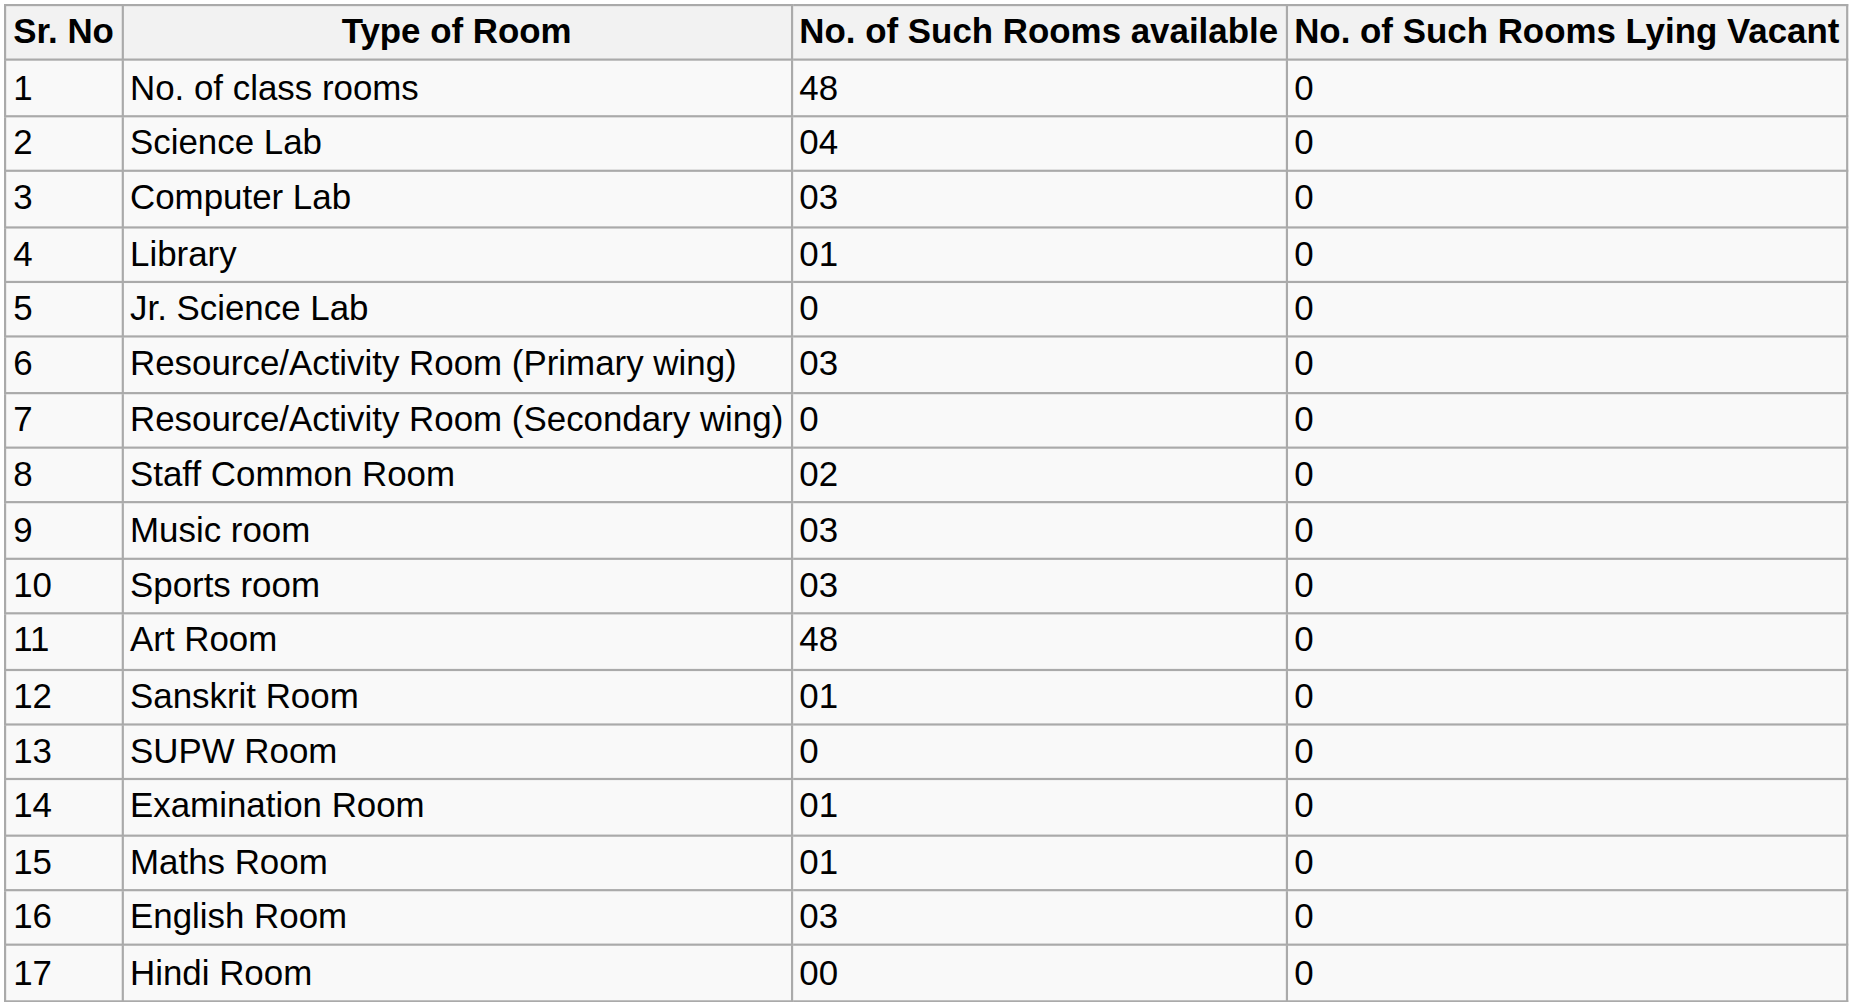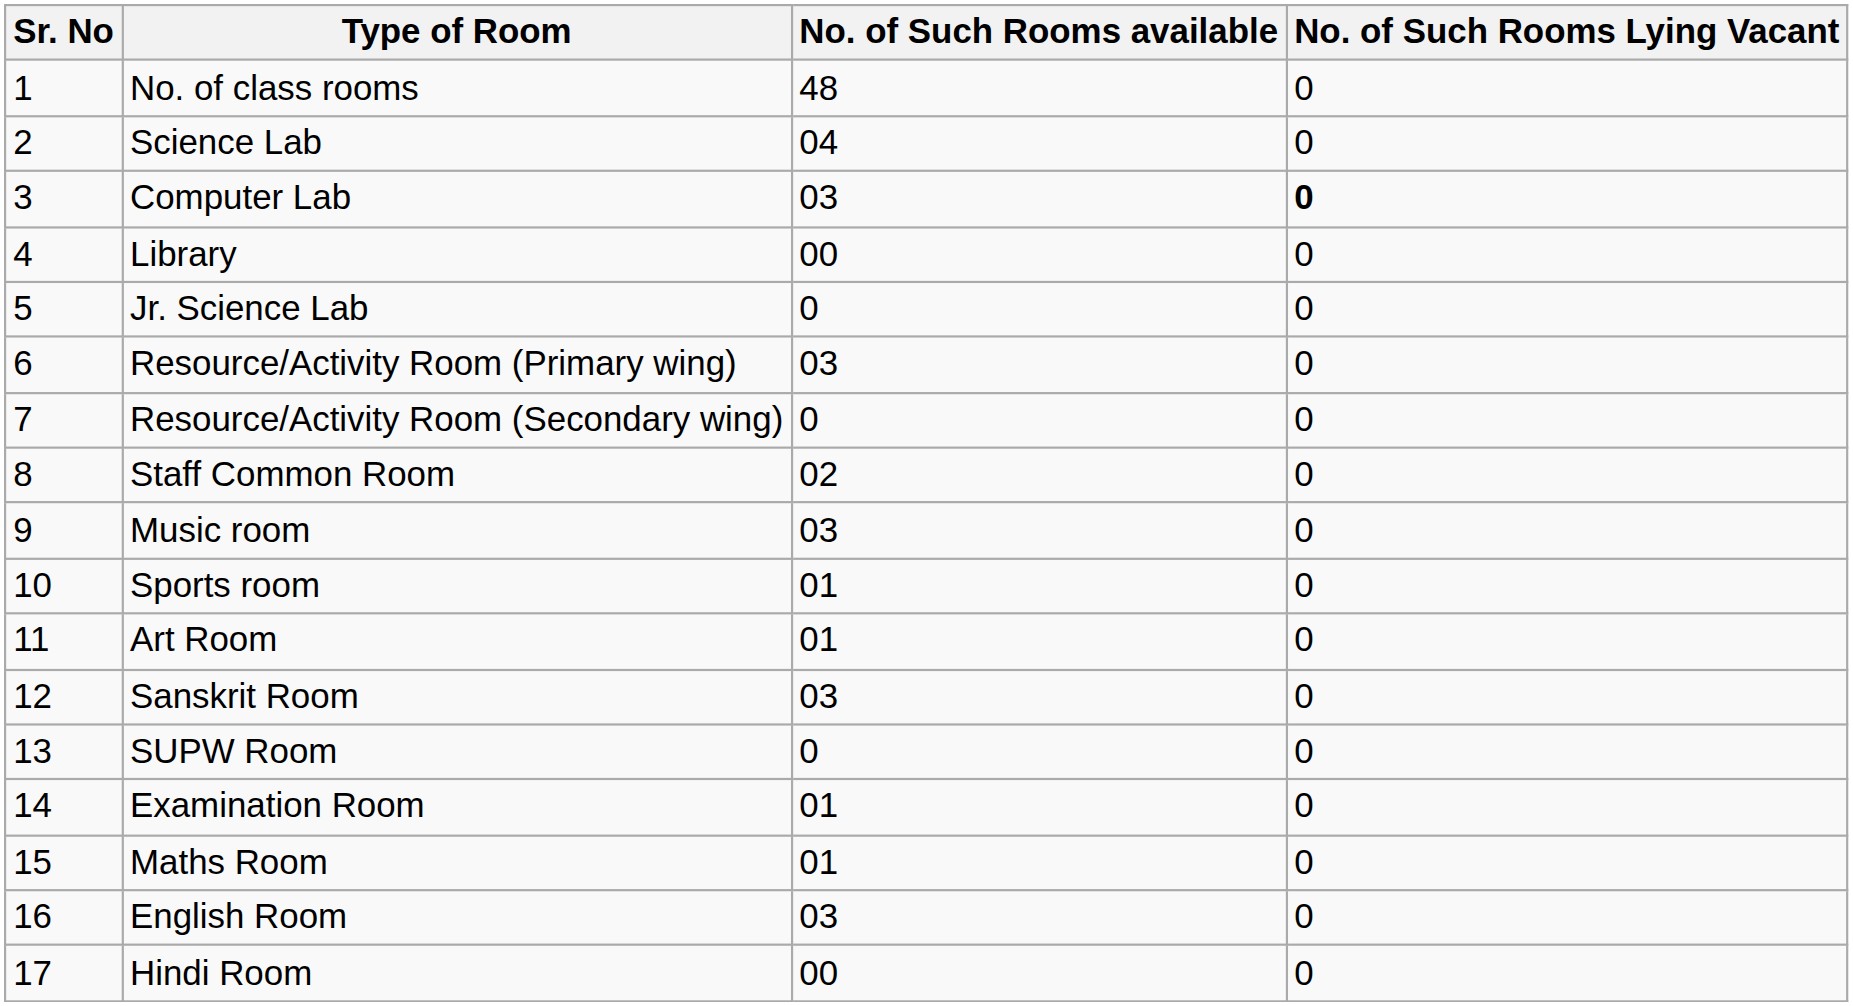(1304, 198) normal -> (1304, 198) bold
(819, 253) 01 -> (819, 253) 00
(819, 585) 03 -> (819, 585) 01
(819, 640) 48 -> (819, 640) 01
(819, 695) 01 -> (819, 695) 03
